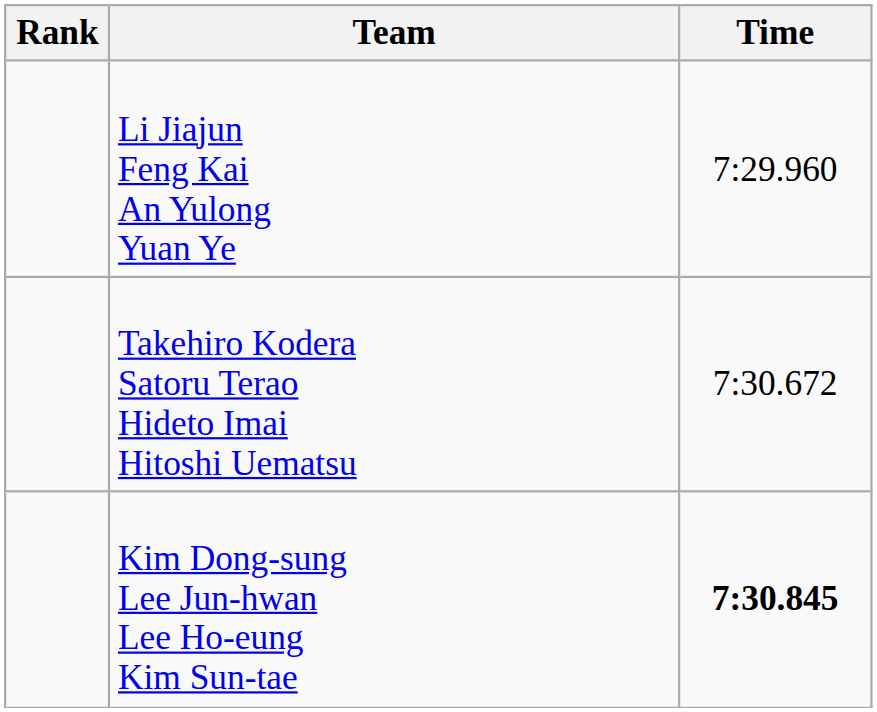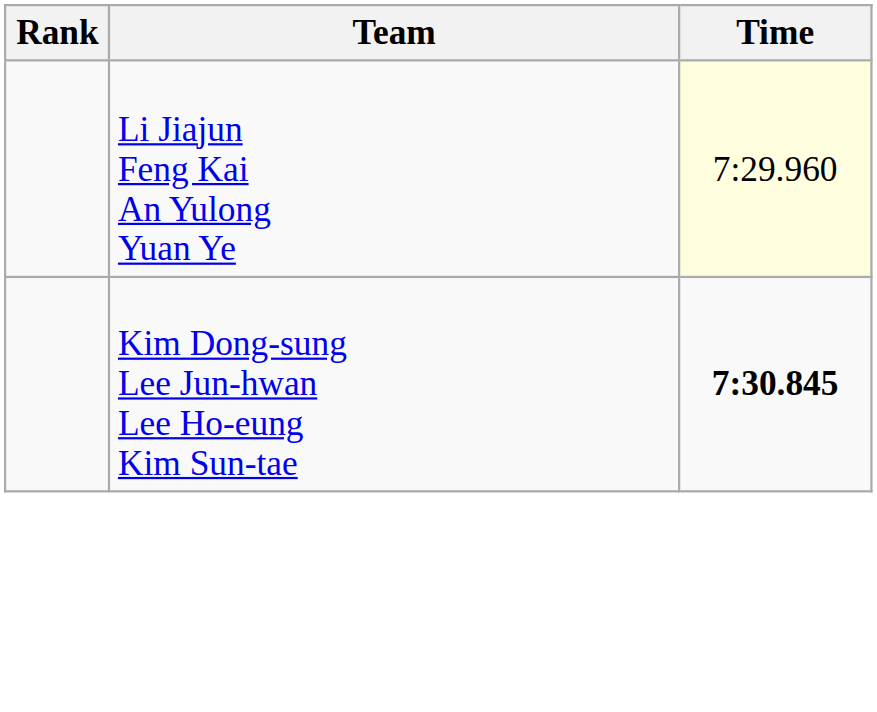(775, 168) no background -> (775, 168) lightyellow background
- row: (237, 403)
